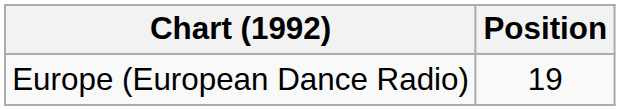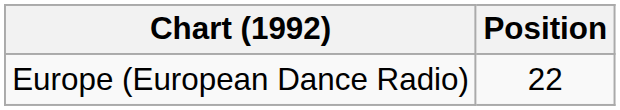(545, 79) 19 -> (545, 79) 22
